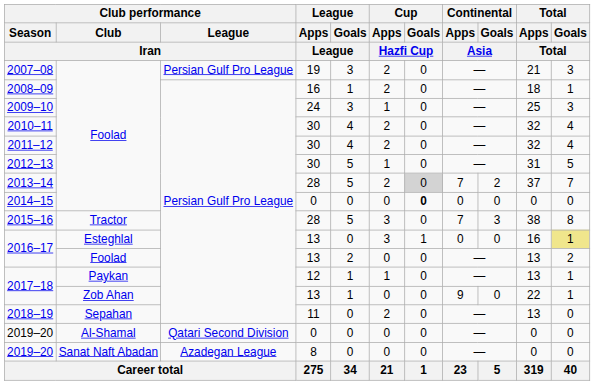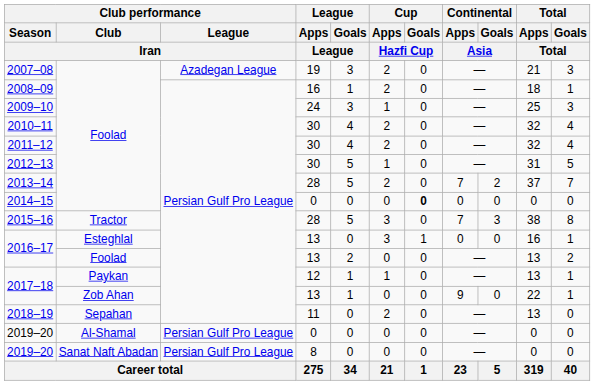(228, 70) Persian Gulf Pro League -> (228, 70) Azadegan League
(424, 182) lightgrey background -> (424, 182) no background
(570, 239) khaki background -> (570, 239) no background
(228, 333) Qatari Second Division -> (228, 333) Persian Gulf Pro League
(228, 351) Azadegan League -> (228, 351) Persian Gulf Pro League
